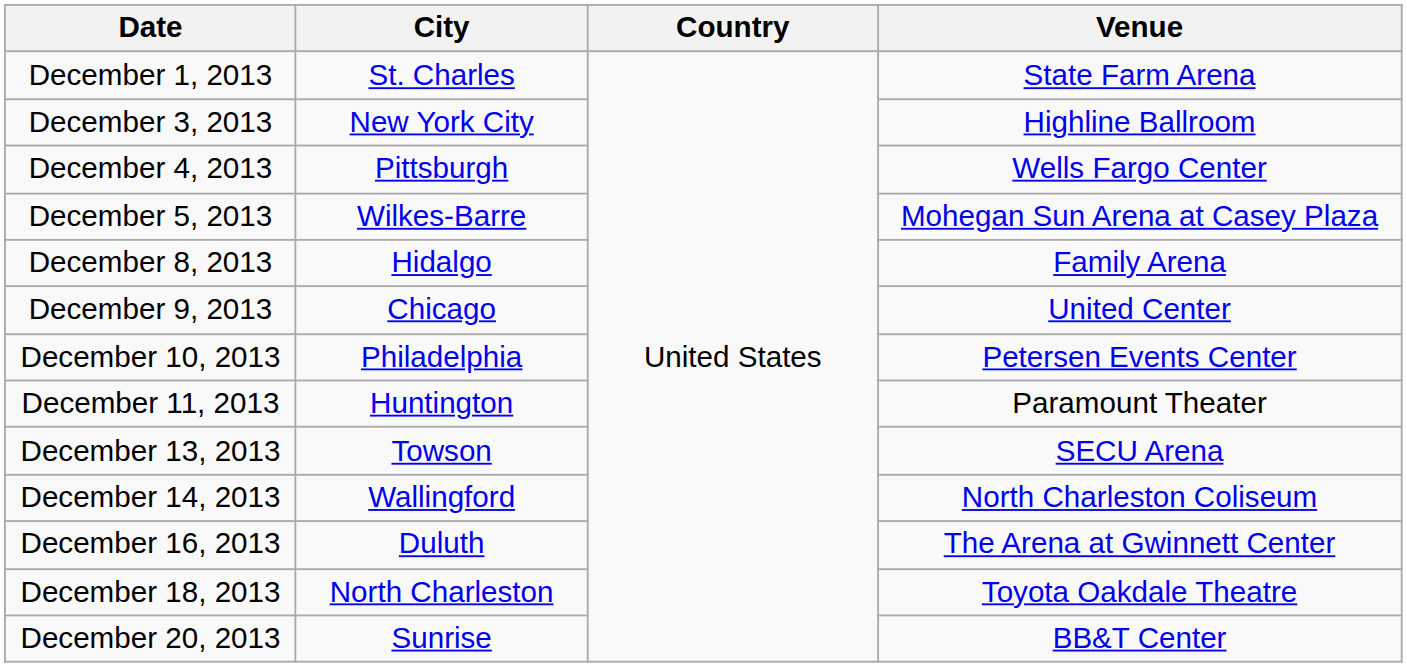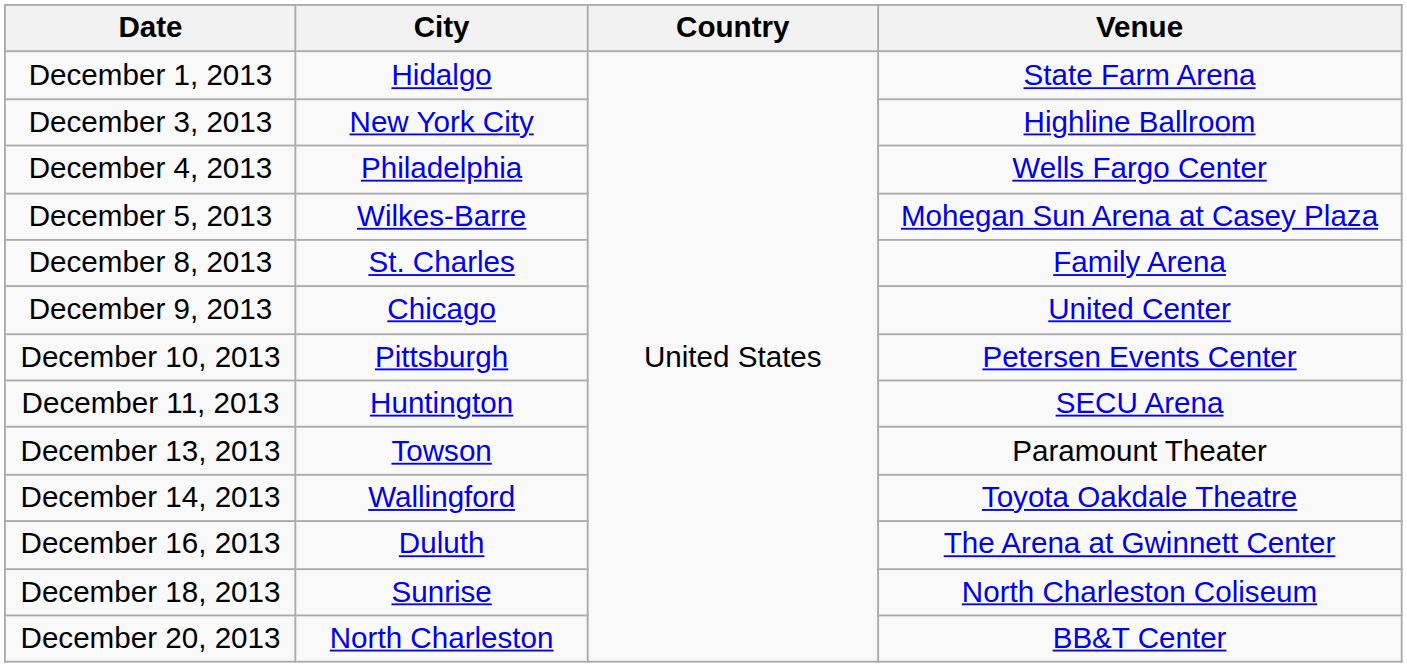(442, 74) St. Charles -> (442, 74) Hidalgo
(442, 168) Pittsburgh -> (442, 168) Philadelphia
(442, 262) Hidalgo -> (442, 262) St. Charles
(442, 356) Philadelphia -> (442, 356) Pittsburgh
(1140, 403) Paramount Theater -> (1140, 403) SECU Arena
(1140, 450) SECU Arena -> (1140, 450) Paramount Theater
(1140, 497) North Charleston Coliseum -> (1140, 497) Toyota Oakdale Theatre
(442, 591) North Charleston -> (442, 591) Sunrise
(1140, 591) Toyota Oakdale Theatre -> (1140, 591) North Charleston Coliseum
(442, 638) Sunrise -> (442, 638) North Charleston
